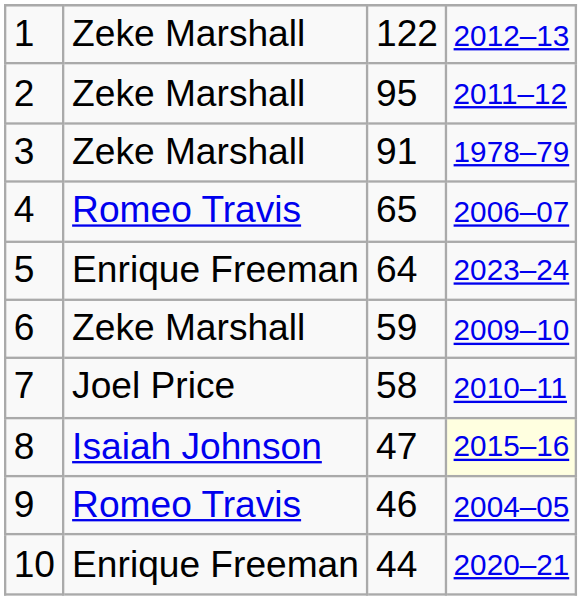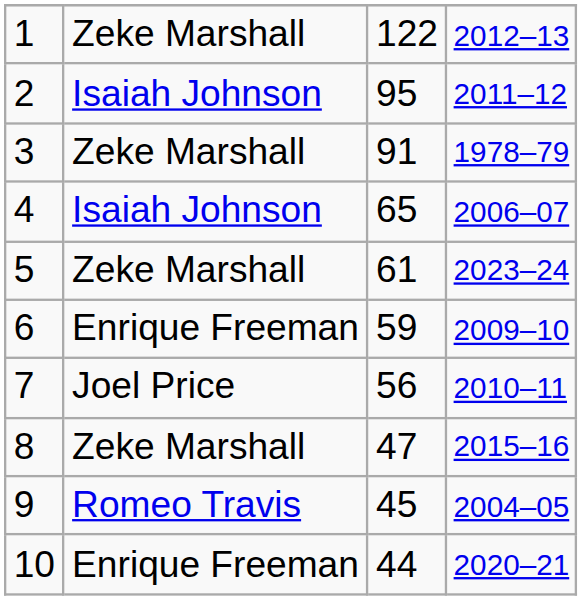(189, 92) Zeke Marshall -> (197, 92) Isaiah Johnson
(187, 210) Romeo Travis -> (197, 210) Isaiah Johnson
(216, 269) Enrique Freeman -> (189, 269) Zeke Marshall
(397, 269) 64 -> (397, 269) 61
(189, 328) Zeke Marshall -> (216, 328) Enrique Freeman
(397, 387) 58 -> (397, 387) 56
(197, 446) Isaiah Johnson -> (189, 446) Zeke Marshall
(511, 447) lightyellow background -> (511, 447) no background
(397, 504) 46 -> (397, 504) 45
